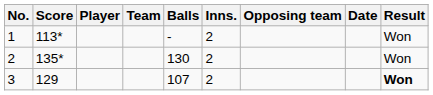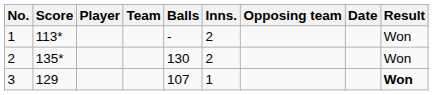(209, 80) 2 -> (209, 80) 1
